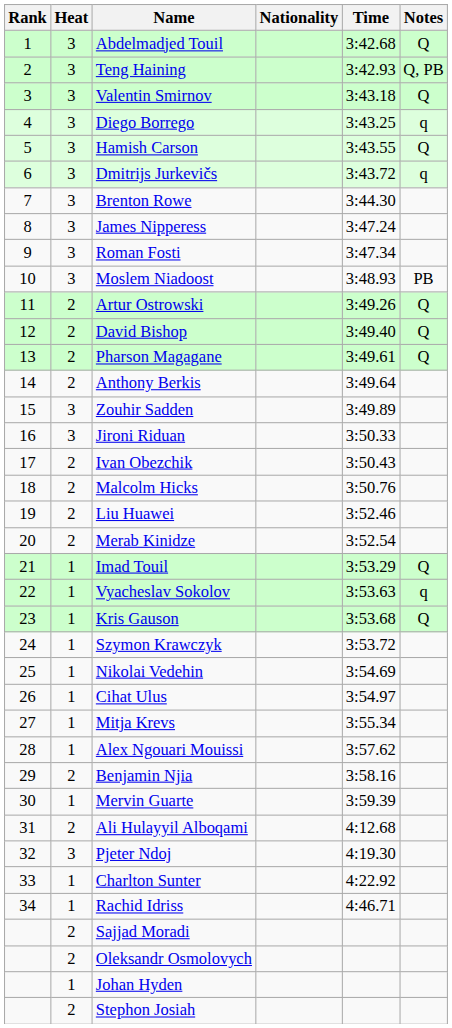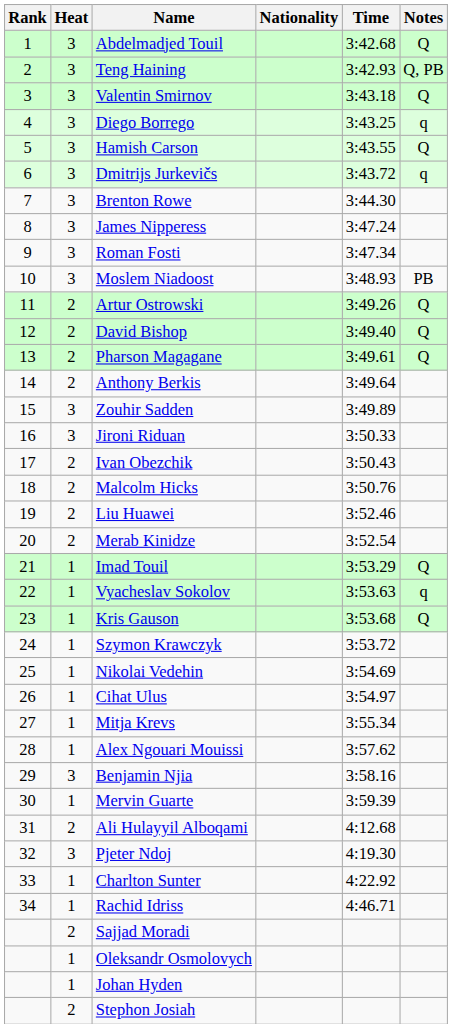(71, 775) 2 -> (71, 775) 3
(71, 958) 2 -> (71, 958) 1
